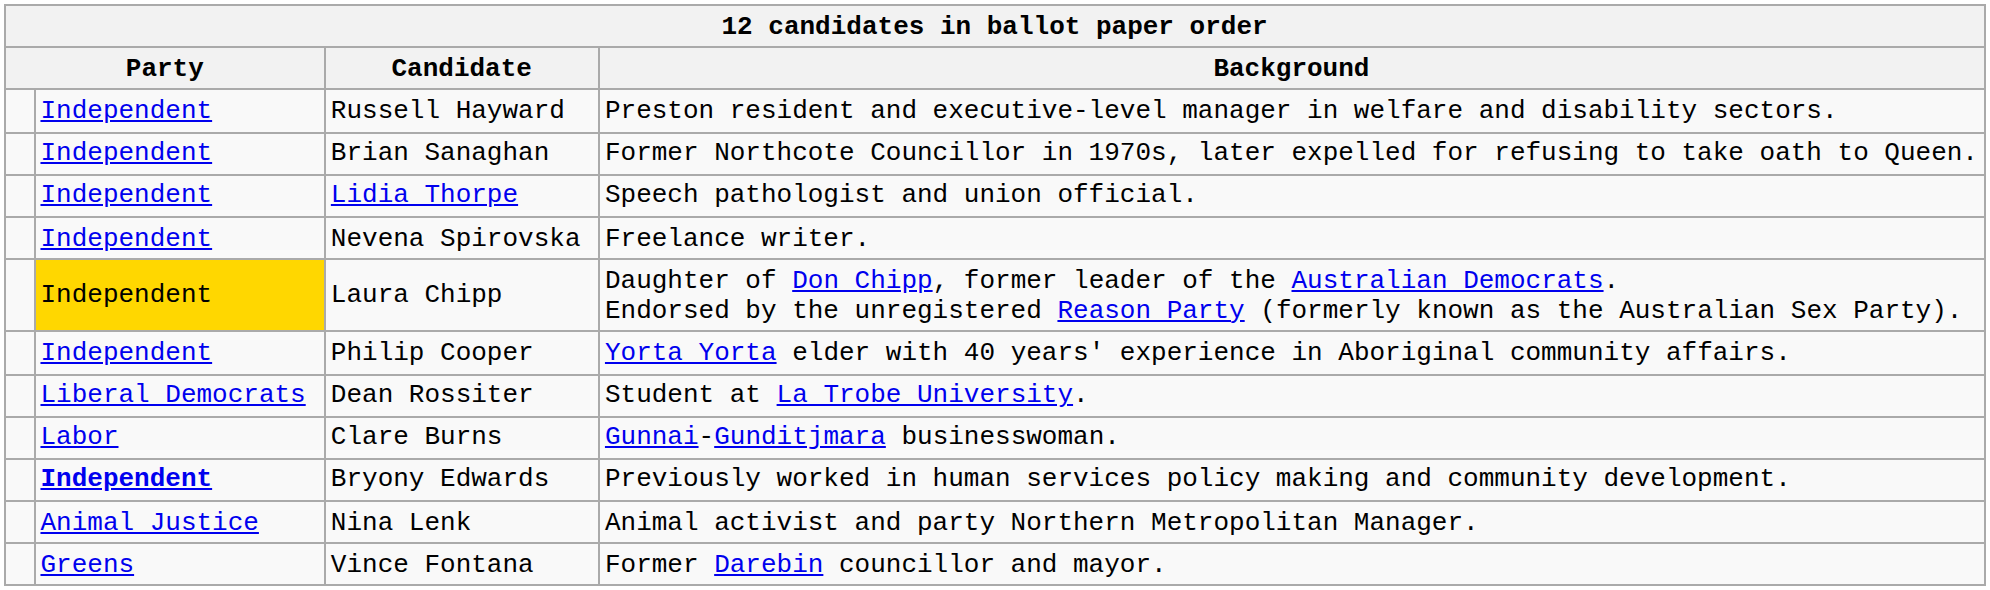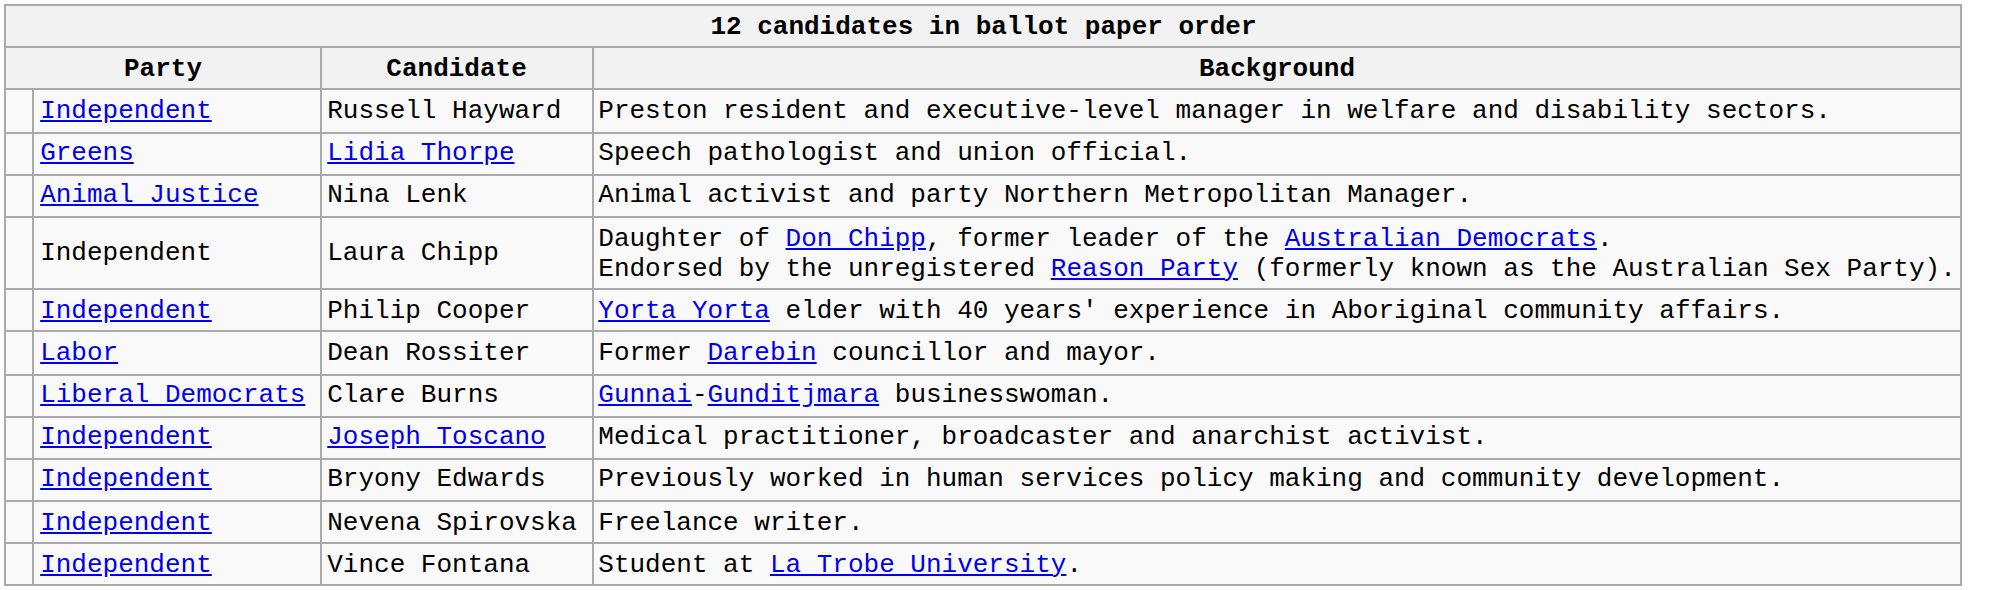- row: (440, 153)
(126, 196) Independent -> (87, 153) Greens
rows swapped: (401, 522) <-> (456, 238)
(126, 295) gold background -> (126, 253) no background
(173, 395) Liberal Democrats -> (79, 353) Labor
(847, 395) Student at La Trobe University. -> (879, 353) Former Darebin councillor and mayor.
(79, 438) Labor -> (173, 395) Liberal Democrats
+ row: (436, 438)
(126, 480) bold -> (126, 480) normal
(87, 565) Greens -> (126, 565) Independent
(886, 565) Former Darebin councillor and mayor. -> (840, 565) Student at La Trobe University.
